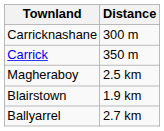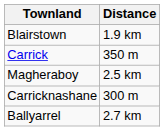rows swapped: (52, 34) <-> (37, 95)
